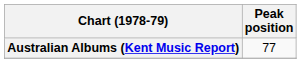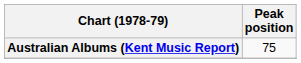(269, 48) 77 -> (269, 48) 75
